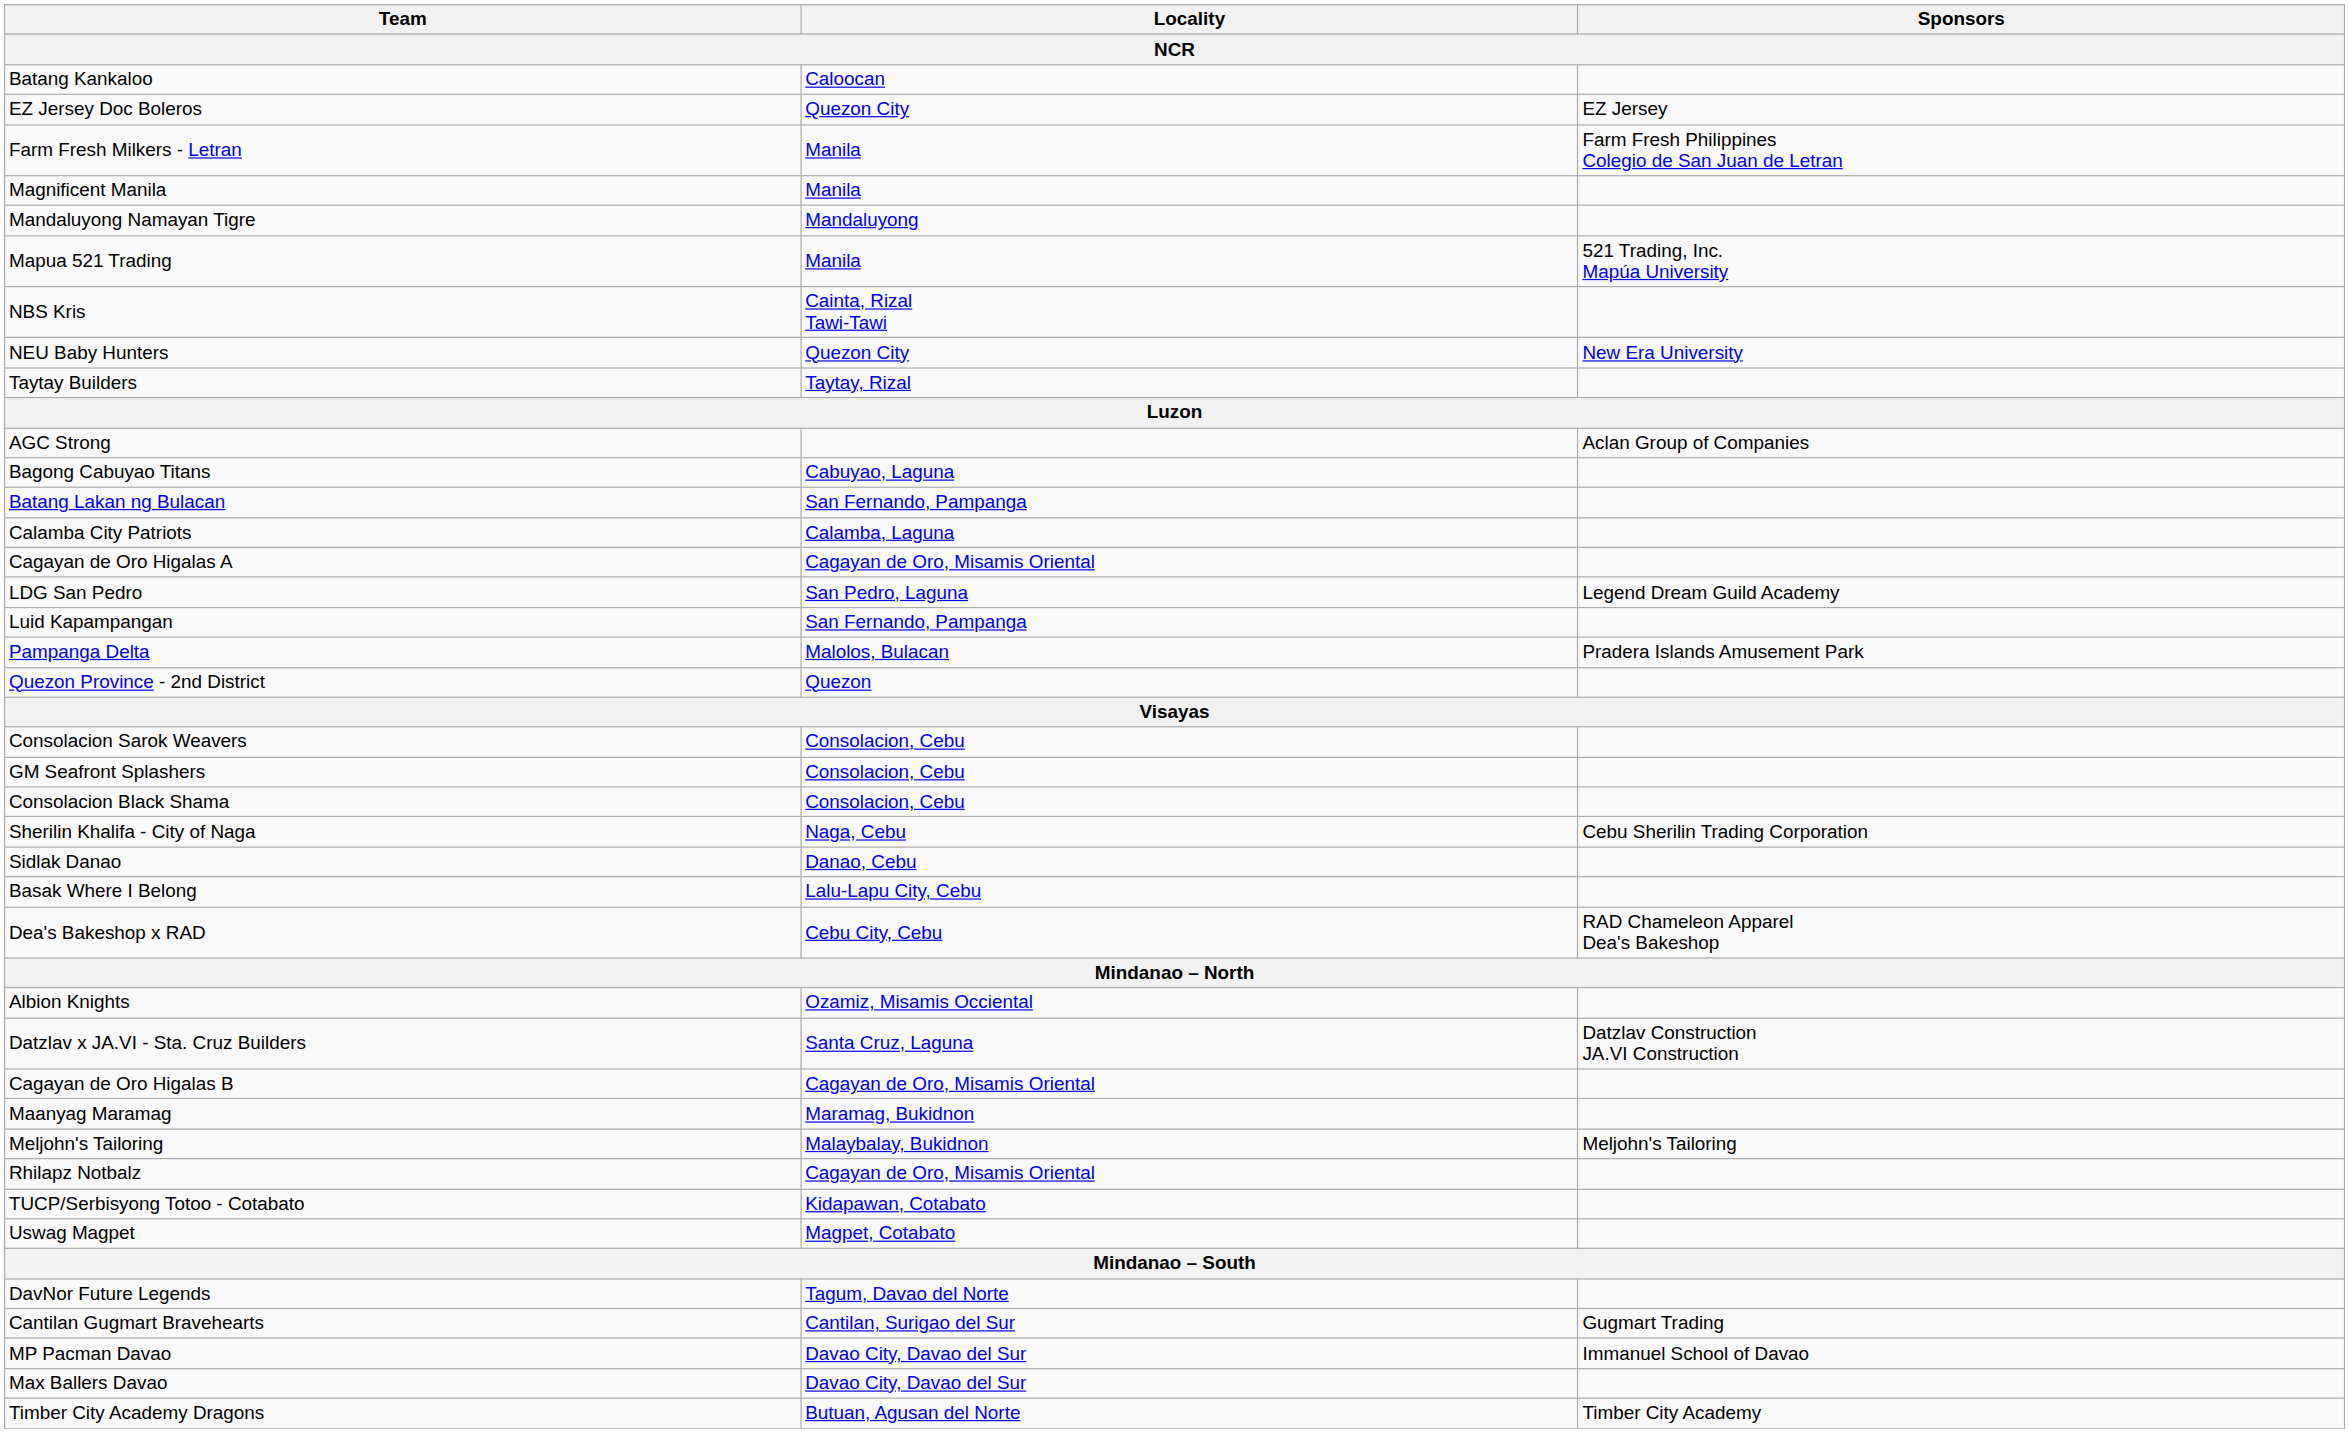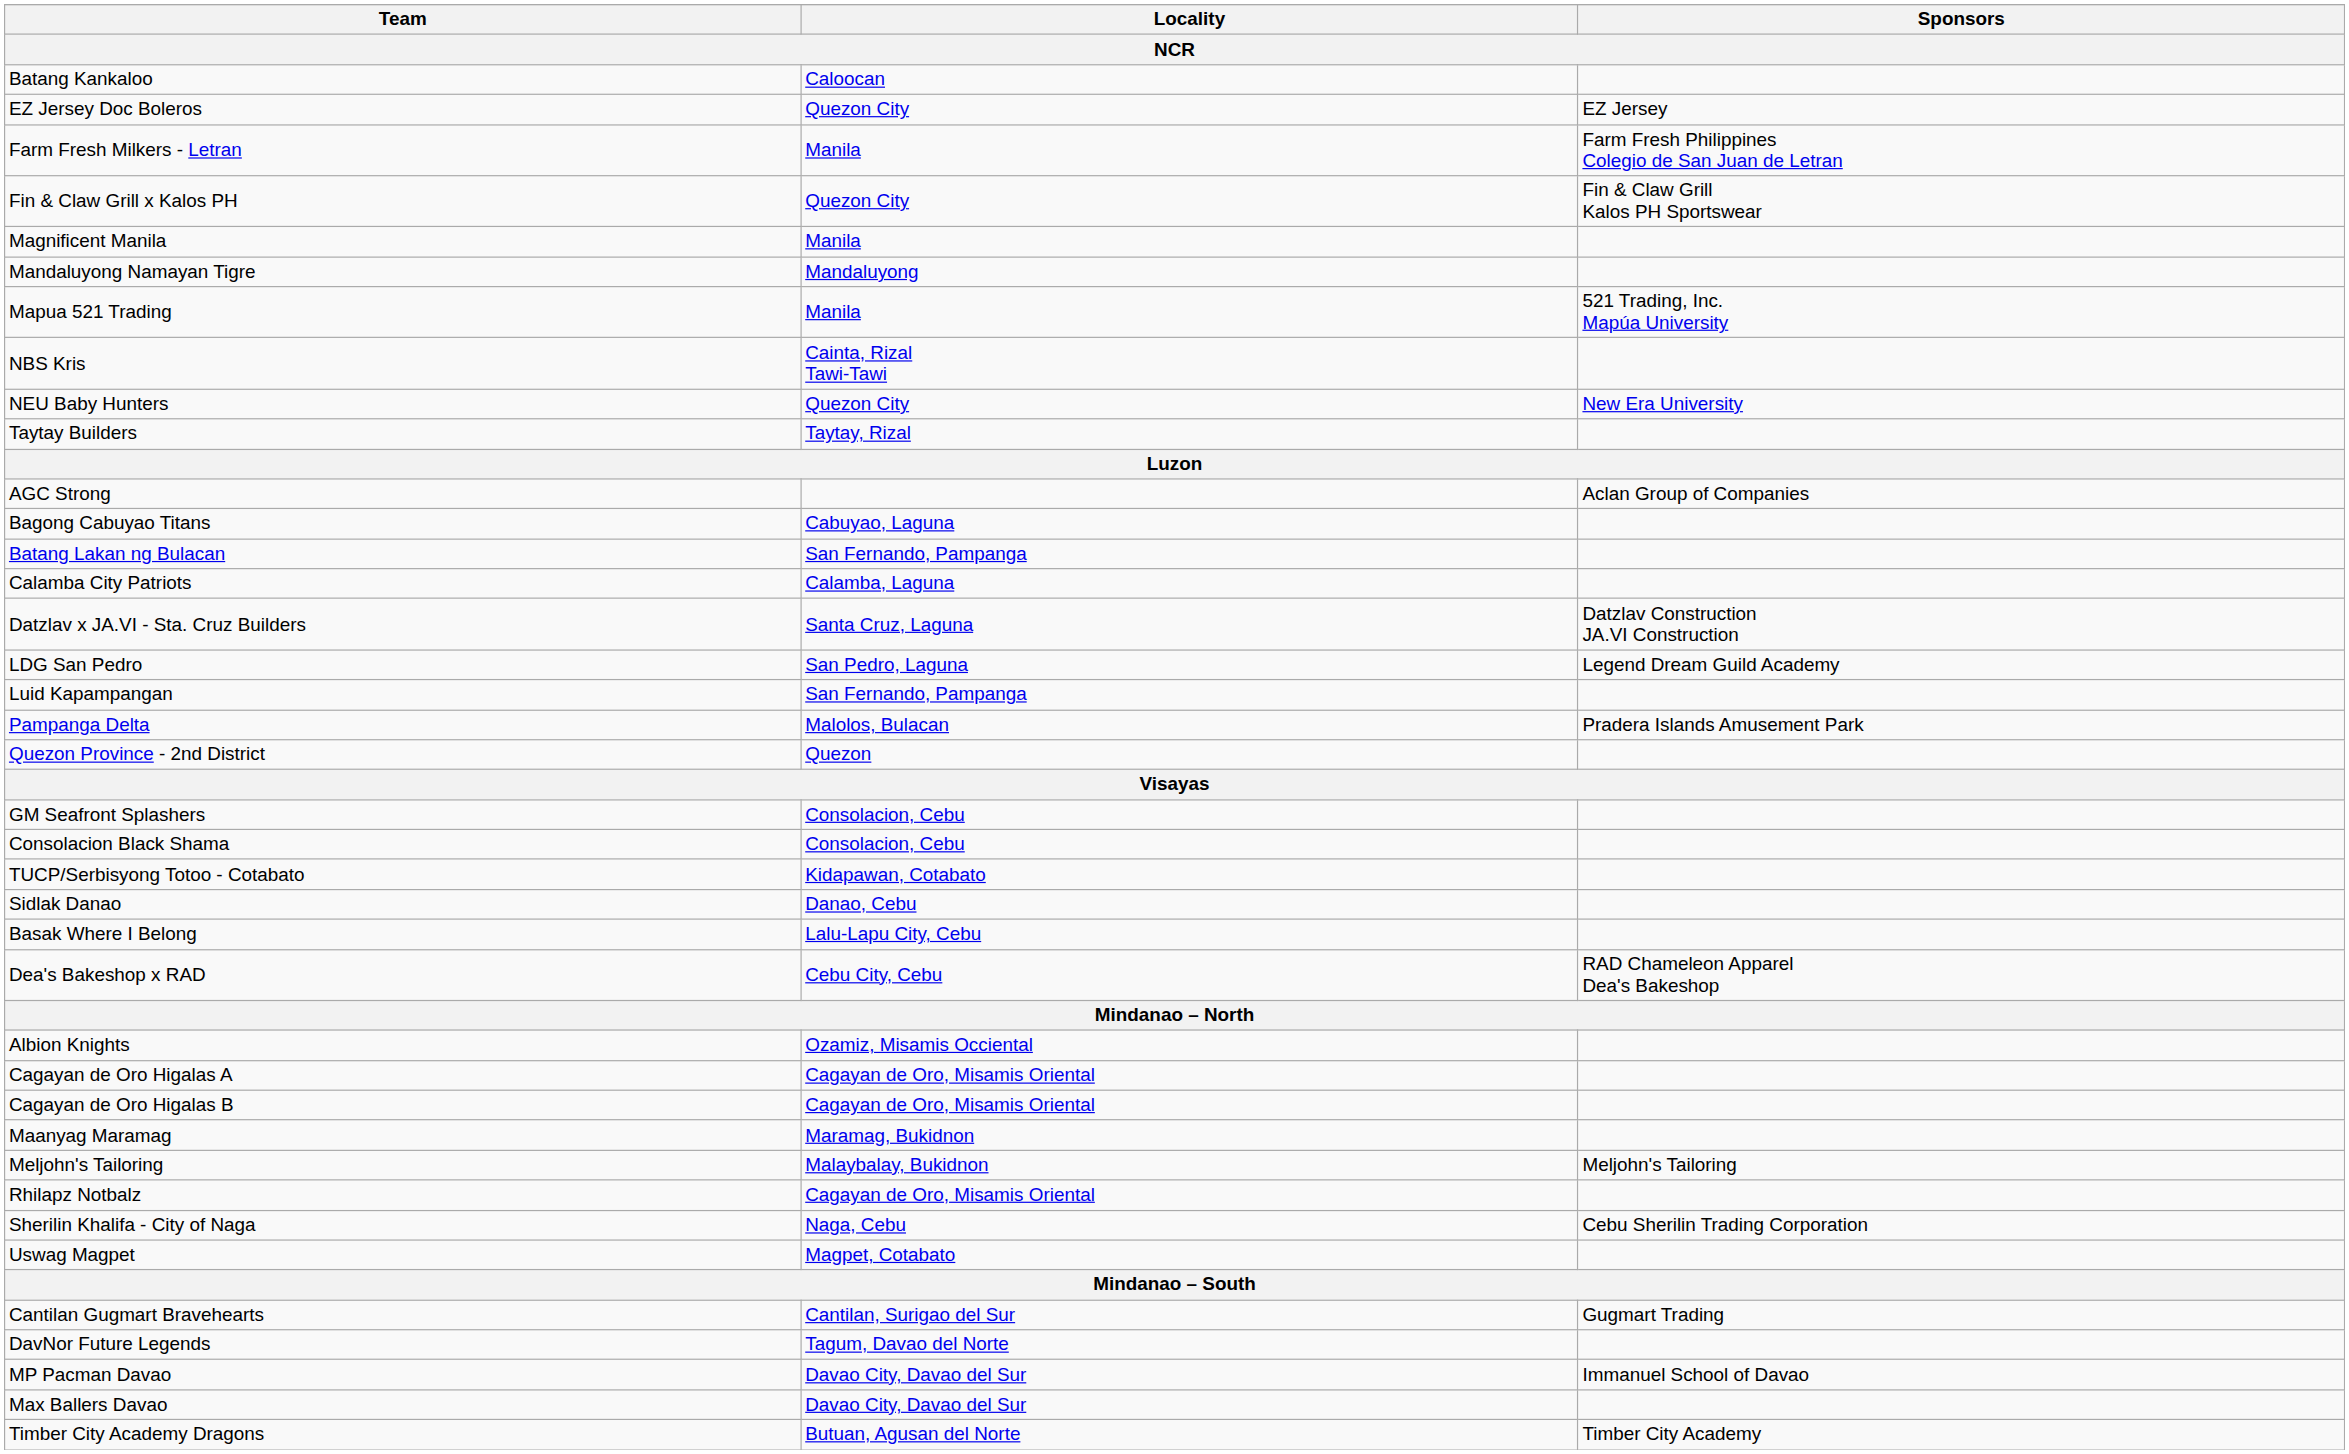+ row: (123, 201)
rows swapped: (157, 1043) <-> (121, 562)
- row: (128, 741)
rows swapped: (132, 831) <-> (157, 1203)
rows swapped: (136, 1323) <-> (110, 1293)
